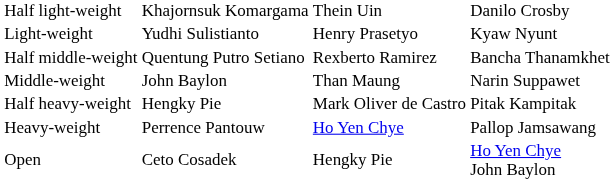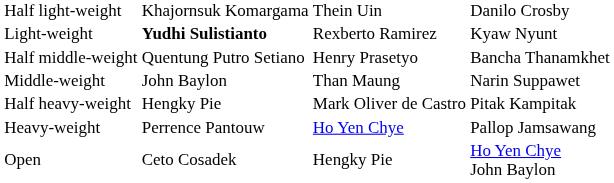(200, 34) normal -> (204, 34) bold
(365, 34) Henry Prasetyo -> (375, 34) Rexberto Ramirez
(375, 57) Rexberto Ramirez -> (365, 57) Henry Prasetyo
